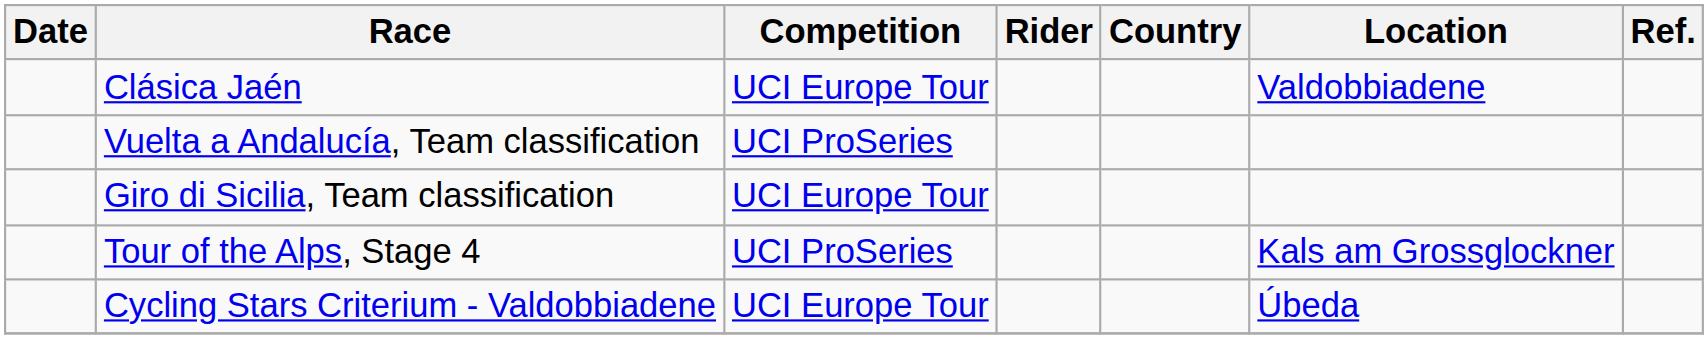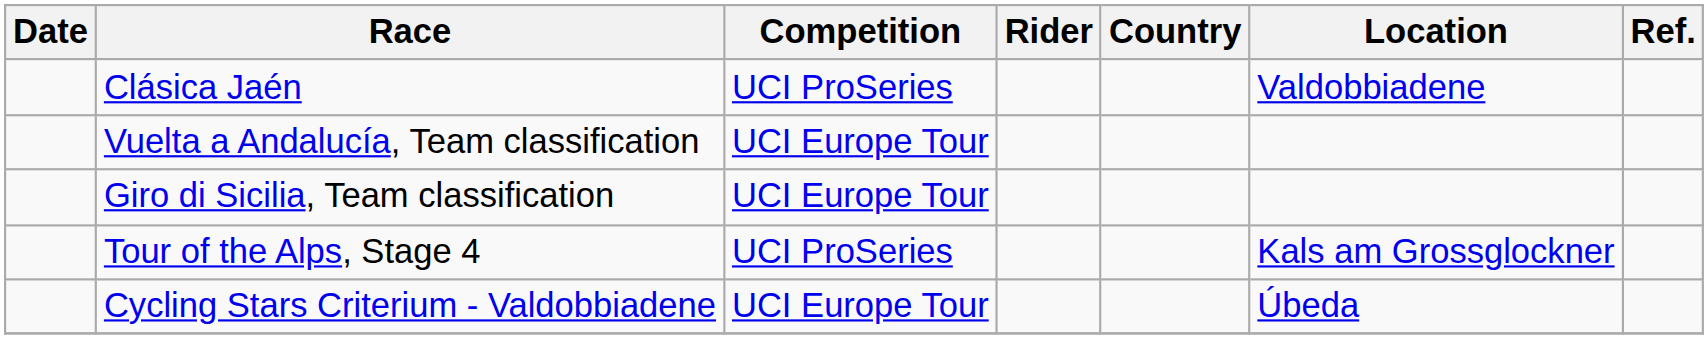(860, 86) UCI Europe Tour -> (842, 86) UCI ProSeries
(842, 141) UCI ProSeries -> (860, 141) UCI Europe Tour
